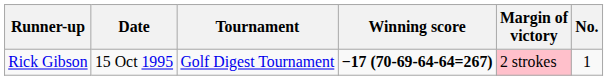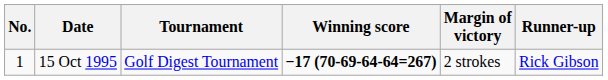columns swapped: (587, 27) <-> (48, 27)
(528, 62) pink background -> (472, 62) no background
